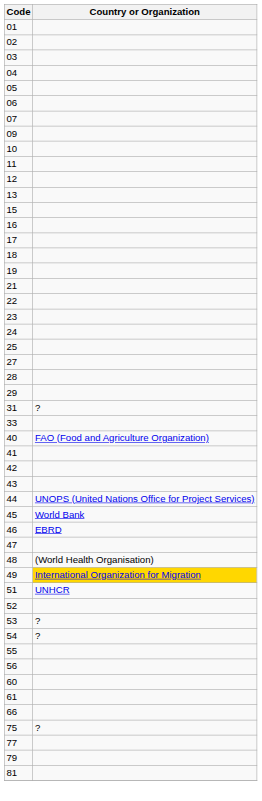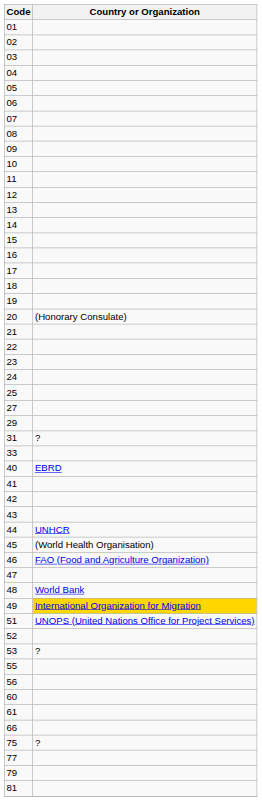+ row: (12, 133)
+ row: (12, 225)
+ row: (12, 316)
- row: (12, 377)
(122, 438) FAO (Food and Agriculture Organization) -> (48, 468) EBRD
(145, 499) UNOPS (United Nations Office for Project Services) -> (52, 529) UNHCR
(60, 514) World Bank -> (94, 544) (World Health Organisation)
(48, 529) EBRD -> (122, 560) FAO (Food and Agriculture Organization)
(94, 560) (World Health Organisation) -> (60, 590) World Bank
(52, 590) UNHCR -> (145, 621) UNOPS (United Nations Office for Project Services)
- row: (12, 636)
